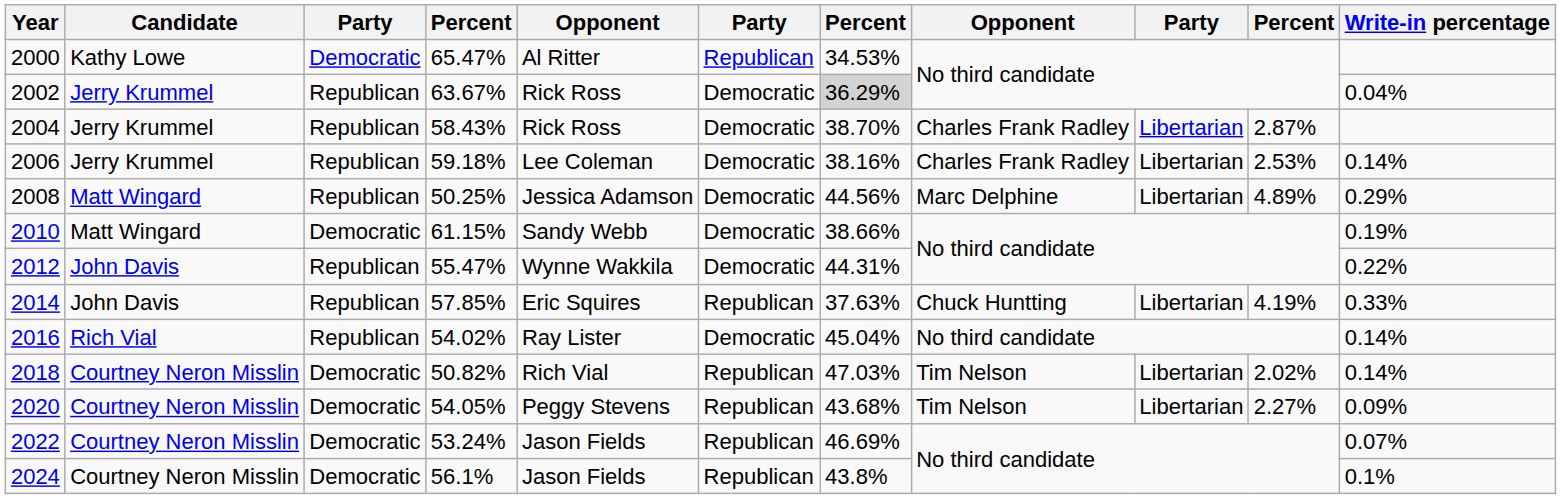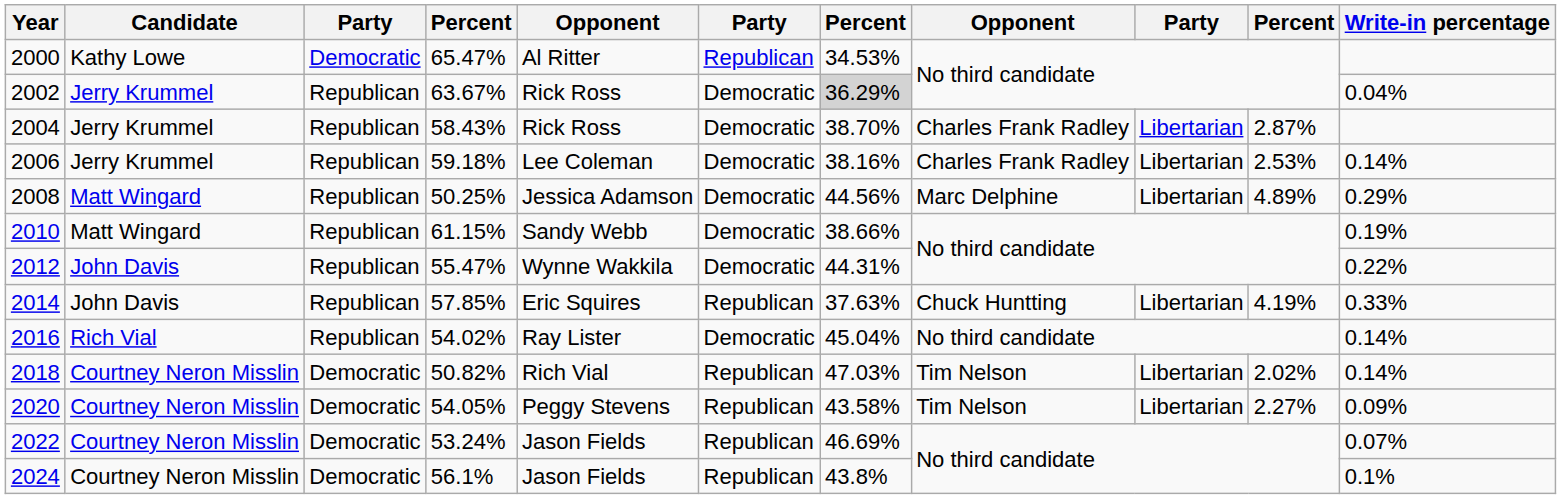(365, 232) Democratic -> (364, 232) Republican
(862, 406) 43.68% -> (862, 406) 43.58%
